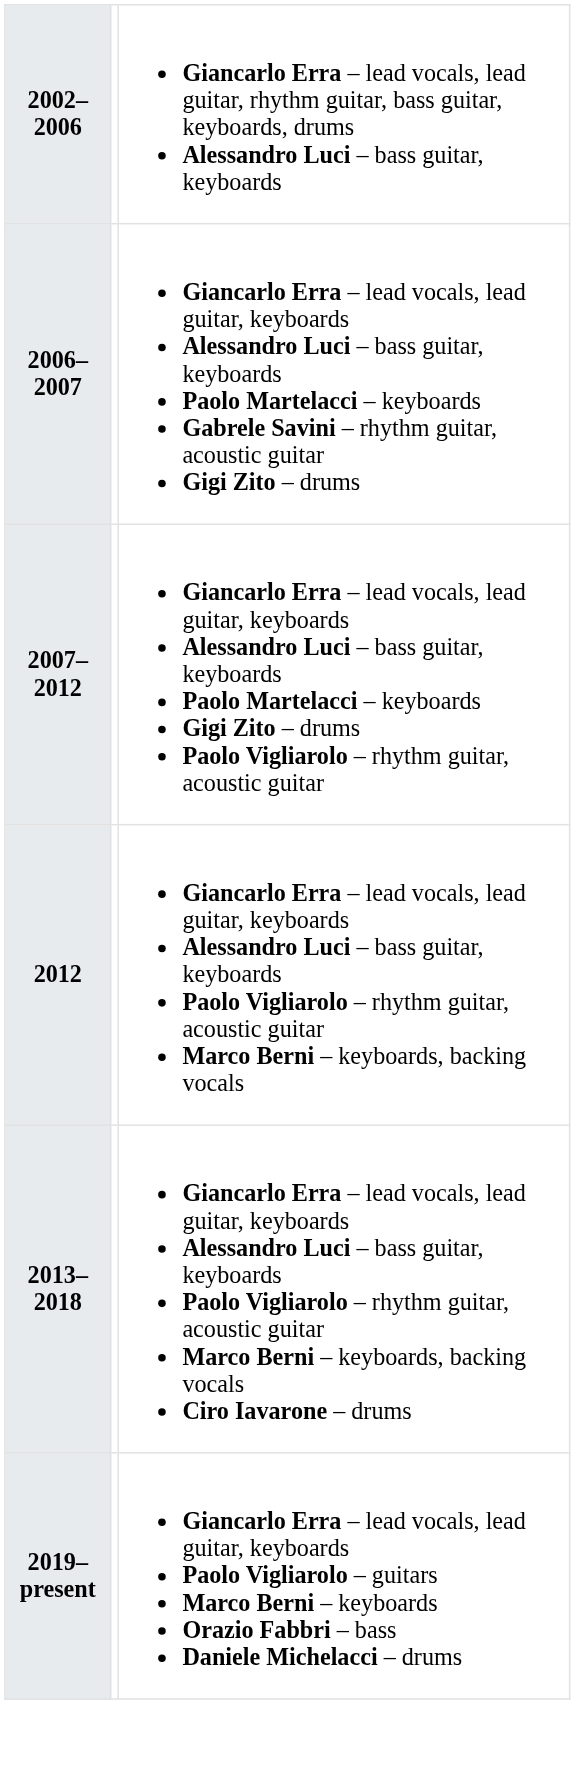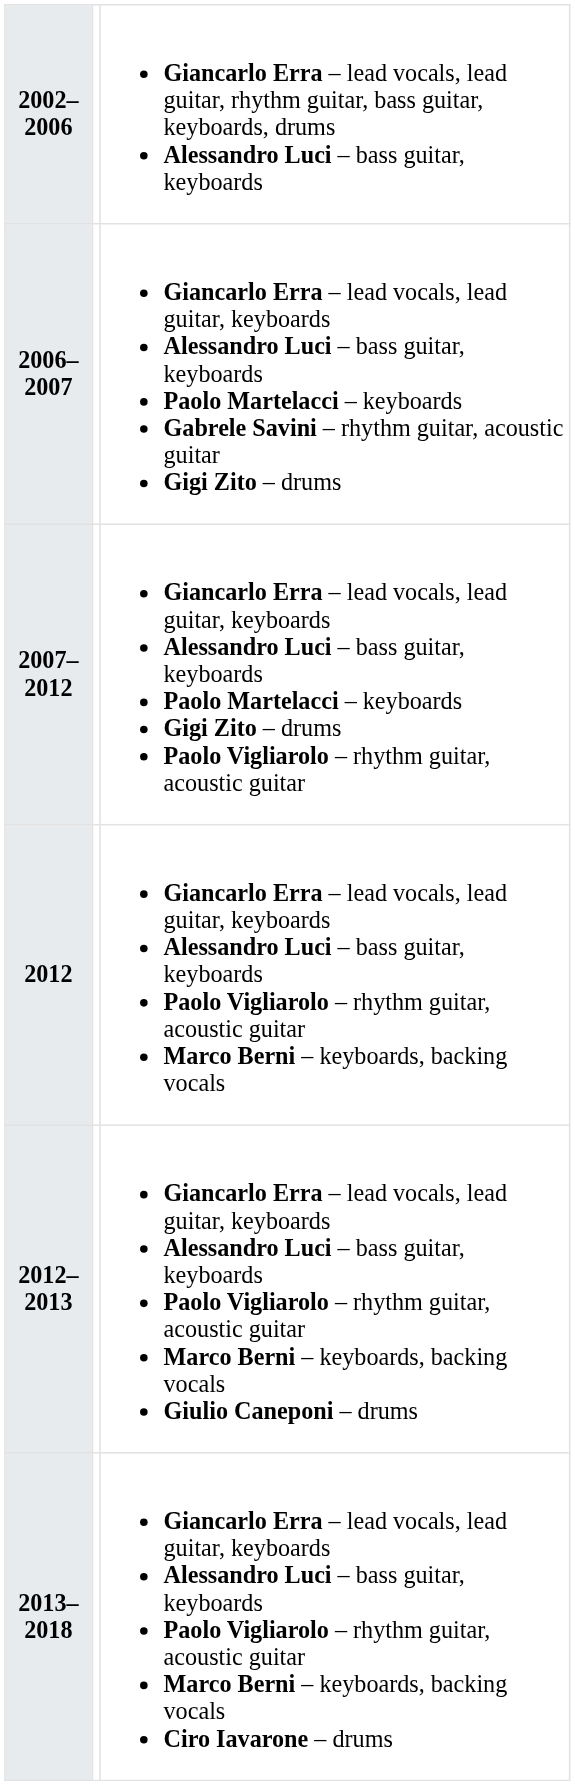+ row: (48, 1288)
- row: (58, 1575)
